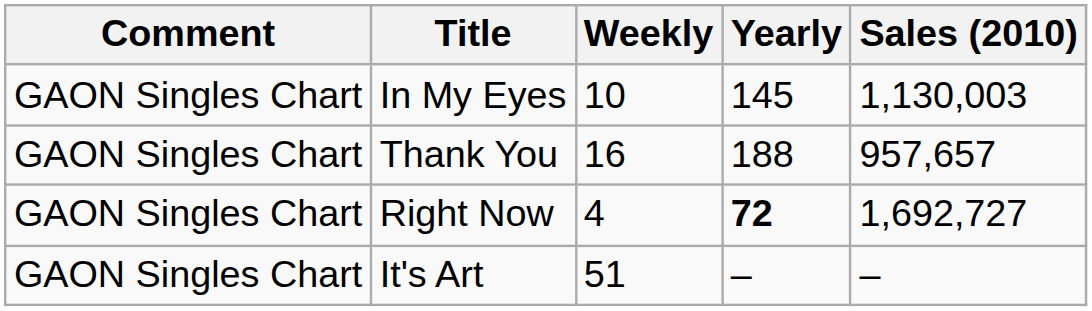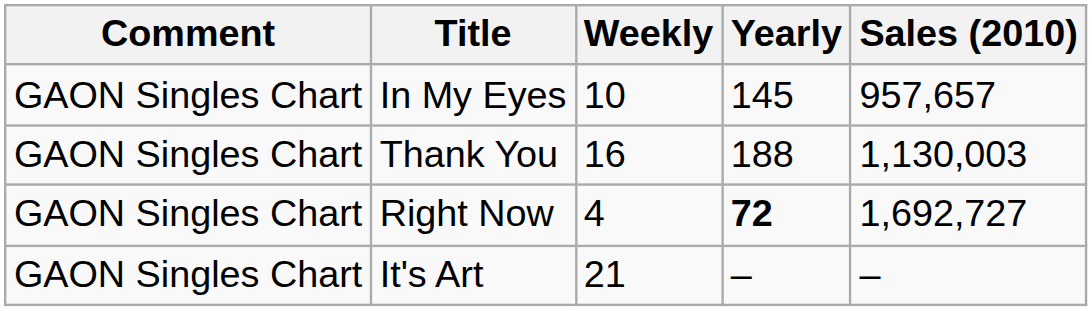(943, 94) 1,130,003 -> (928, 94) 957,657
(928, 154) 957,657 -> (943, 154) 1,130,003
(605, 273) 51 -> (605, 273) 21
